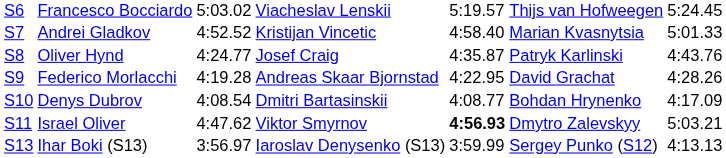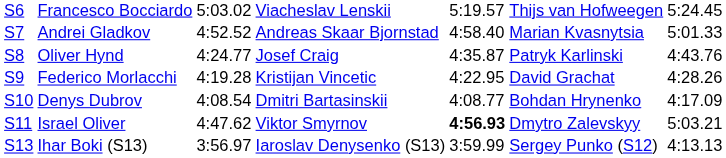(316, 33) Kristijan Vincetic -> (347, 33) Andreas Skaar Bjornstad
(347, 78) Andreas Skaar Bjornstad -> (316, 78) Kristijan Vincetic
